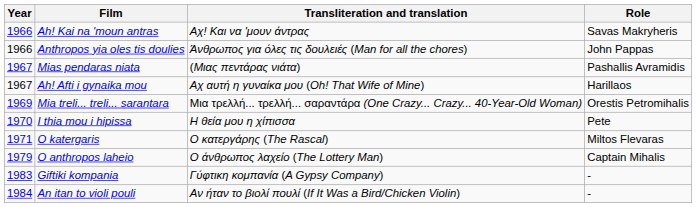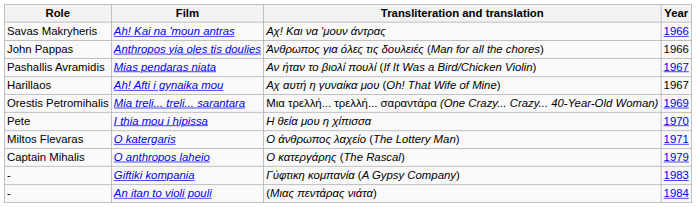columns swapped: (20, 13) <-> (638, 13)
(245, 67) (Μιας πεντάρας νιάτα) -> (401, 67) Αν ήταν το βιολί πουλί (If It Was a Bird/Chicken Violin)
(259, 139) Ο κατεργάρης (The Rascal) -> (363, 139) O άνθρωπος λαχείο (The Lottery Man)
(286, 157) O άνθρωπος λαχείο (The Lottery Man) -> (335, 157) Ο κατεργάρης (The Rascal)
(325, 193) Αν ήταν το βιολί πουλί (If It Was a Bird/Chicken Violin) -> (321, 193) (Μιας πεντάρας νιάτα)
